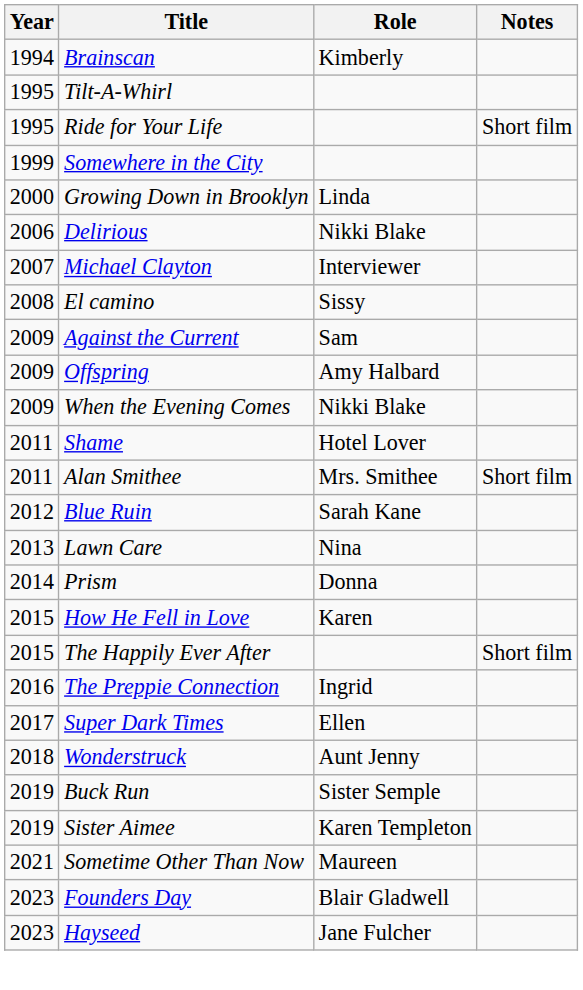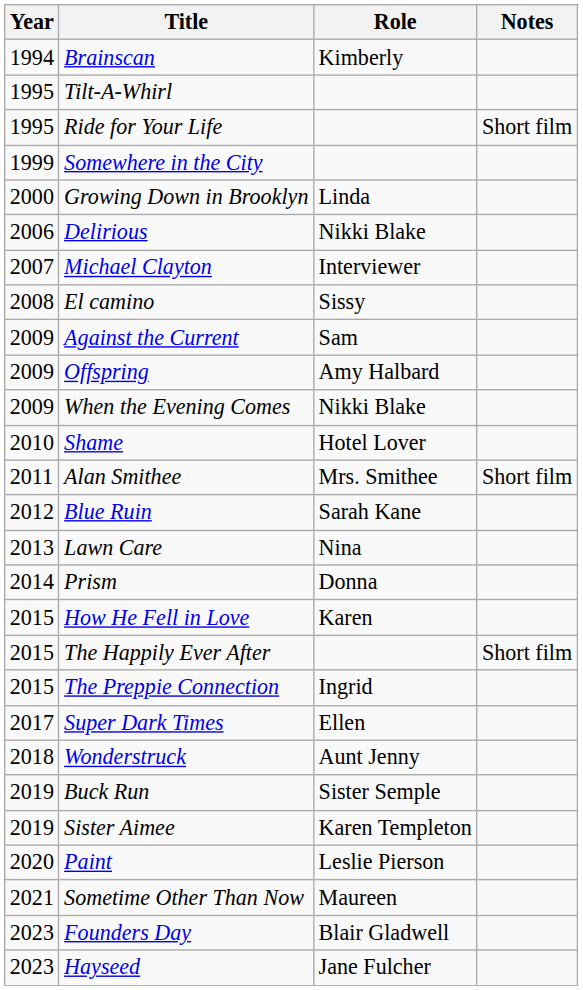(31, 442) 2011 -> (32, 442) 2010
(32, 687) 2016 -> (32, 687) 2015
+ row: (88, 862)
